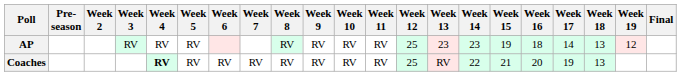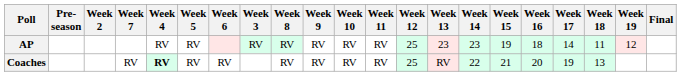columns swapped: (131, 20) <-> (256, 20)
(600, 44) 13 -> (600, 44) 11
